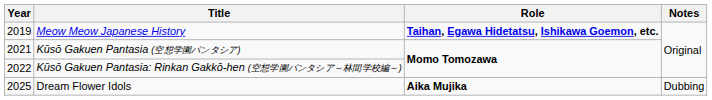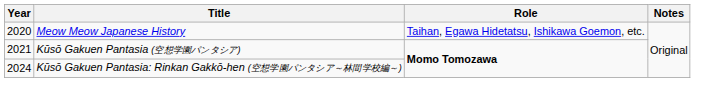(19, 31) 2019 -> (19, 31) 2020
(533, 31) bold -> (526, 31) normal
(19, 68) 2022 -> (19, 68) 2024
- row: (84, 86)
